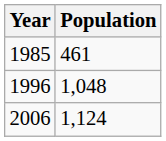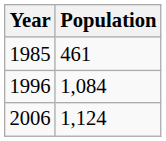(83, 86) 1,048 -> (83, 86) 1,084
